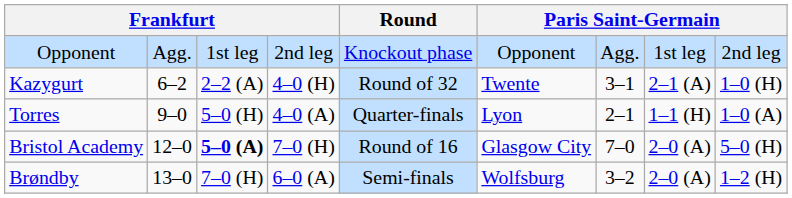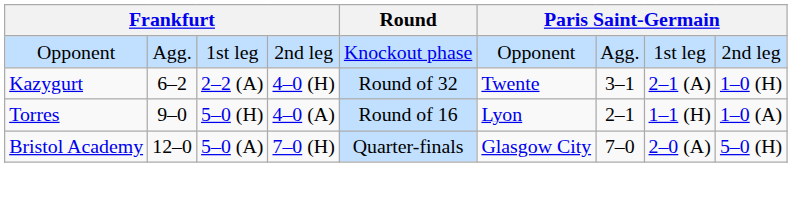(408, 114) Quarter-finals -> (408, 114) Round of 16
(232, 146) bold -> (232, 146) normal
(408, 146) Round of 16 -> (408, 146) Quarter-finals
- row: (44, 177)
